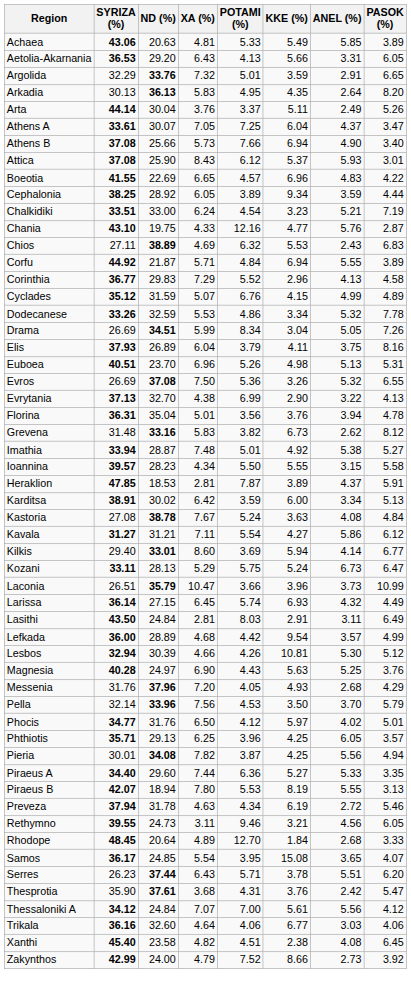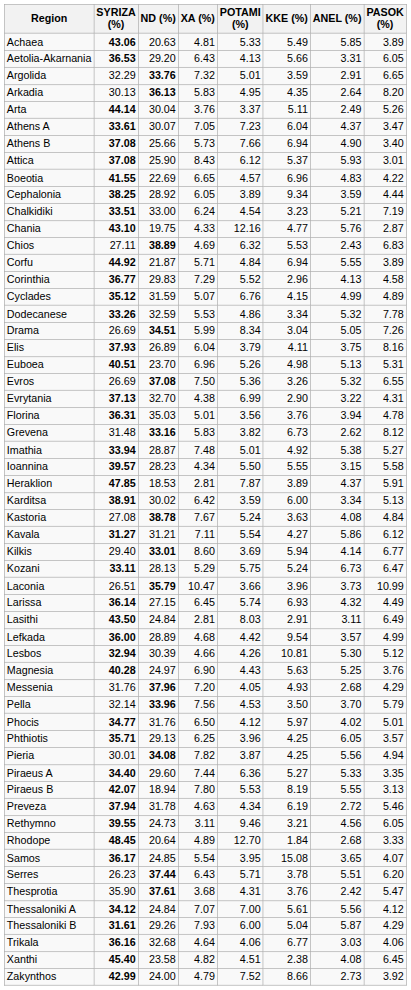(250, 127) 7.25 -> (250, 127) 7.23
(393, 399) 4.13 -> (393, 399) 4.31
(162, 416) 35.04 -> (162, 416) 35.03
+ row: (42, 926)
(162, 926) 32.60 -> (162, 943) 32.68
